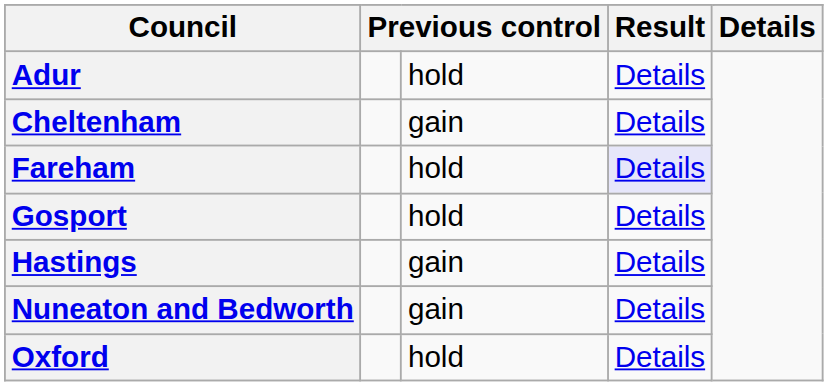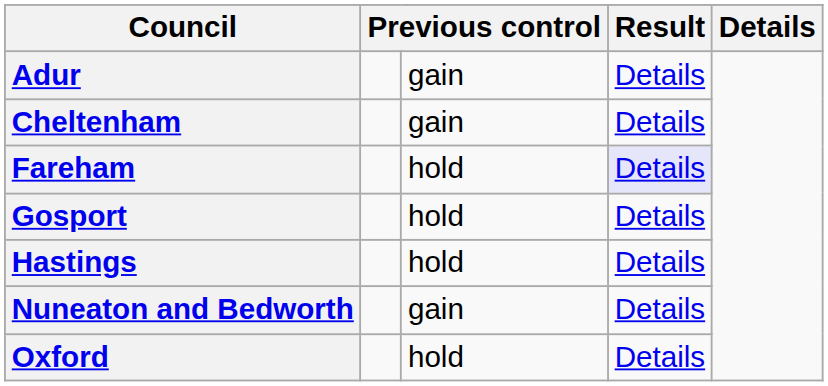(436, 74) hold -> (436, 74) gain
(436, 262) gain -> (436, 262) hold
